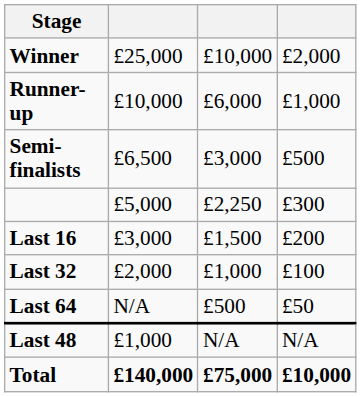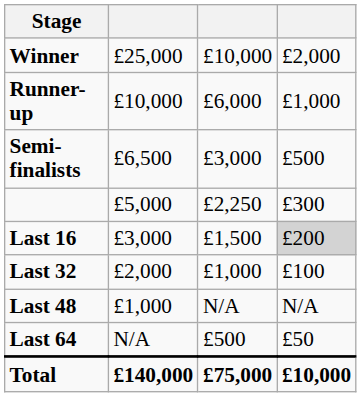(303, 237) no background -> (303, 237) lightgrey background
rows swapped: (43, 340) <-> (43, 305)
